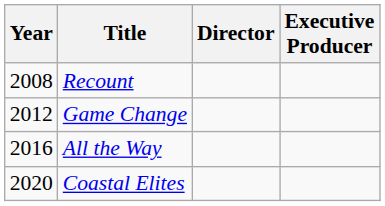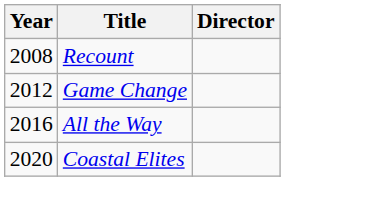- column: (329, 33)
